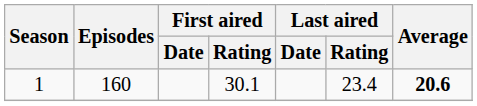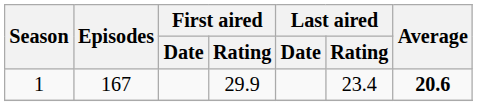(116, 84) 160 -> (116, 84) 167
(242, 84) 30.1 -> (242, 84) 29.9
